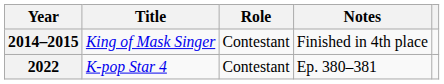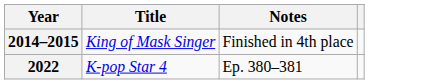- column: (256, 16)
